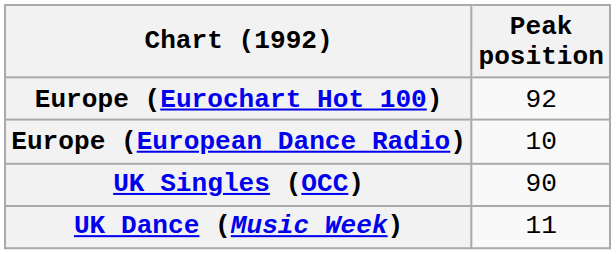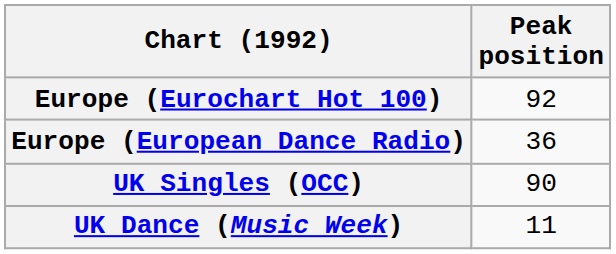(541, 142) 10 -> (541, 142) 36
